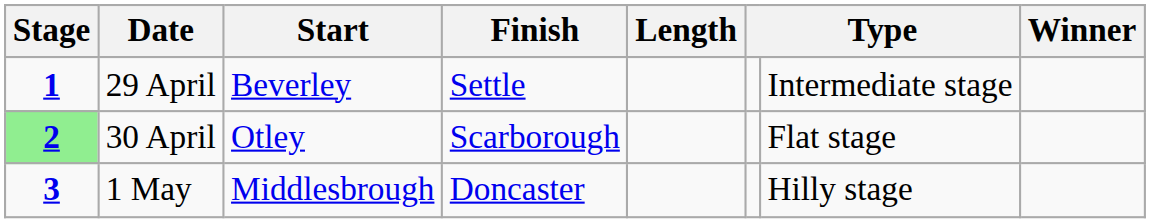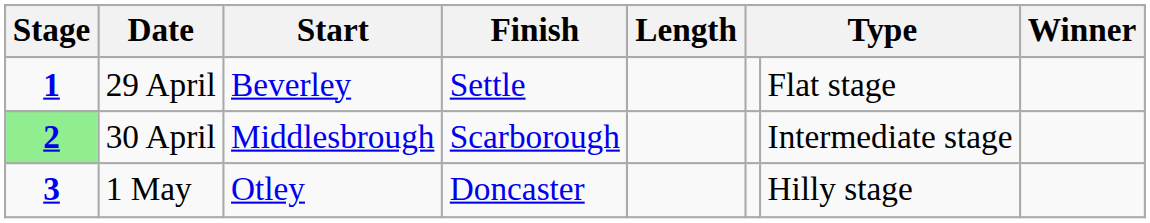(890, 83) Intermediate stage -> (832, 83) Flat stage
(268, 136) Otley -> (333, 136) Middlesbrough
(832, 136) Flat stage -> (890, 136) Intermediate stage
(333, 189) Middlesbrough -> (268, 189) Otley
